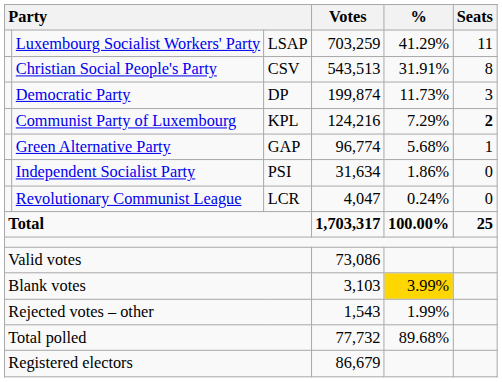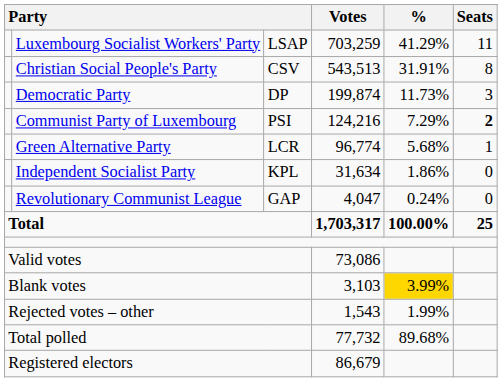(283, 120) KPL -> (280, 120) PSI
(284, 146) GAP -> (284, 146) LCR
(280, 172) PSI -> (283, 172) KPL
(284, 198) LCR -> (284, 198) GAP
